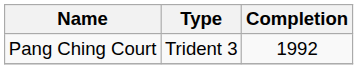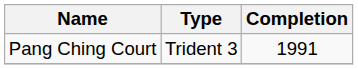(297, 48) 1992 -> (297, 48) 1991
